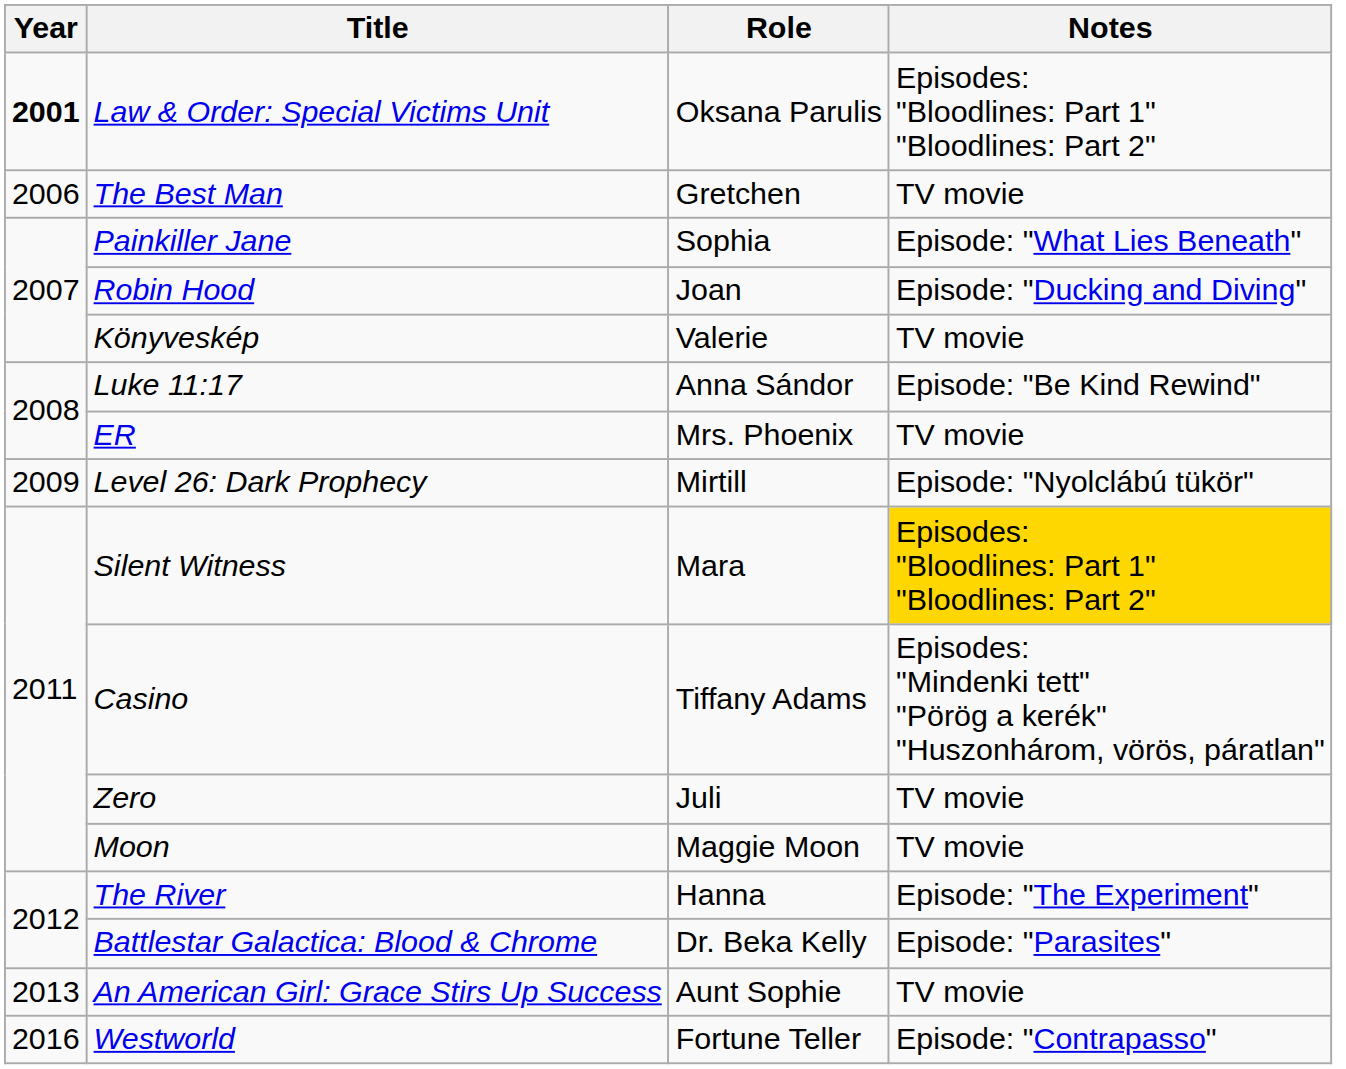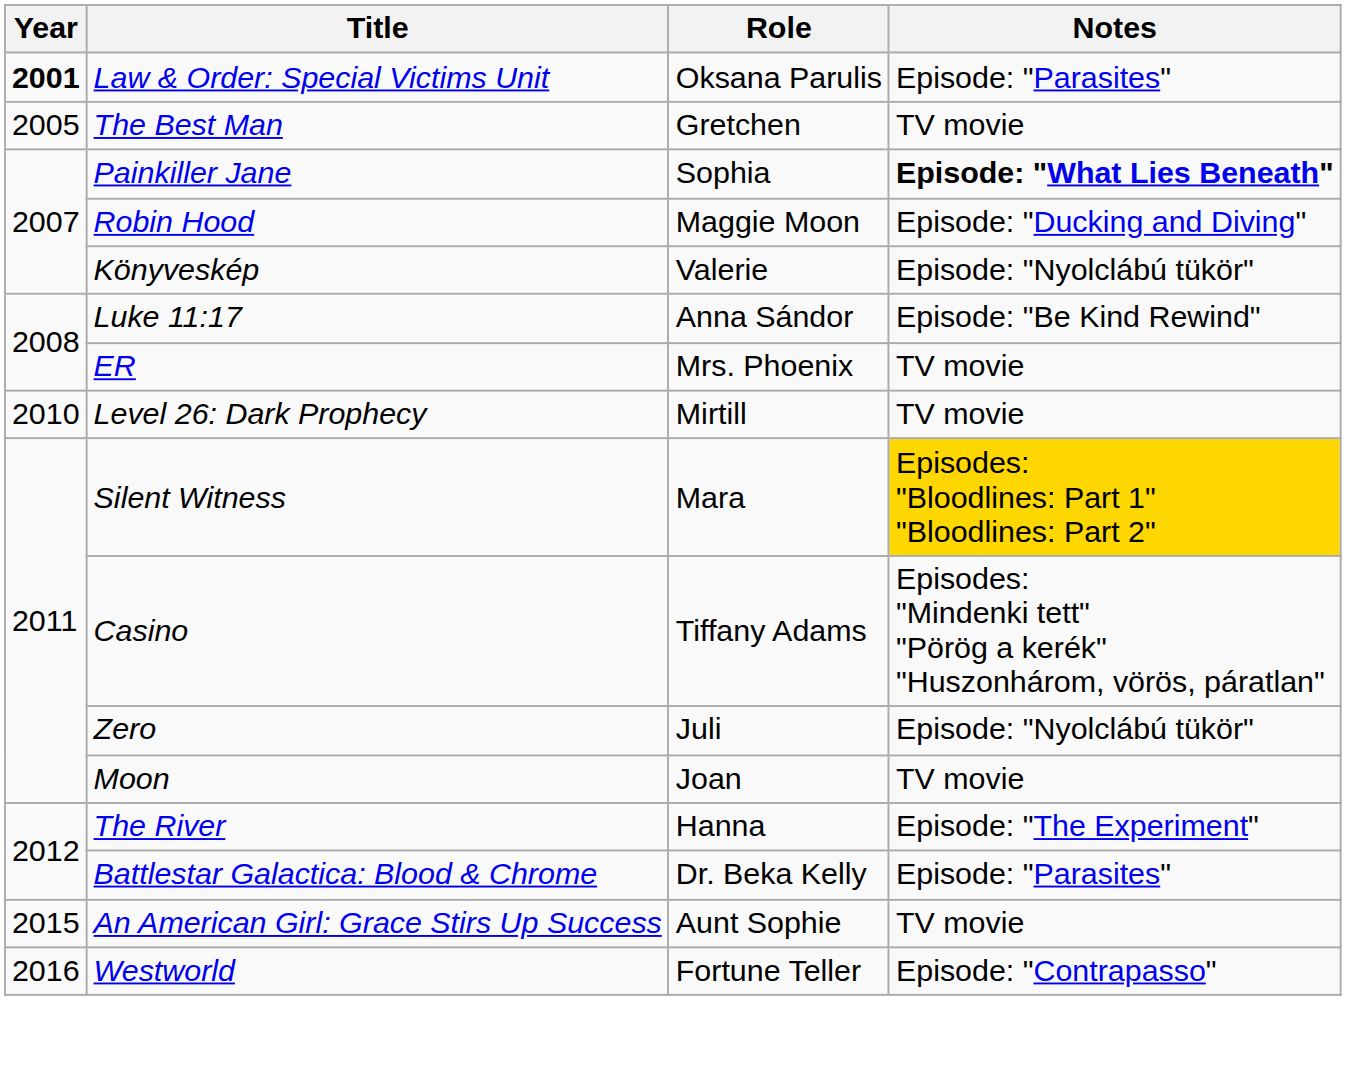(1026, 111) Episodes: "Bloodlines: Part 1" "Bloodlines: Part 2" -> (1034, 76) Episode: "Parasites"
(46, 193) 2006 -> (46, 125) 2005
(1099, 241) normal -> (1115, 173) bold
(709, 289) Joan -> (768, 221) Maggie Moon
(960, 338) TV movie -> (1075, 269) Episode: "Nyolclábú tükör"
(46, 482) 2009 -> (46, 414) 2010
(1075, 482) Episode: "Nyolclábú tükör" -> (960, 414) TV movie
(960, 798) TV movie -> (1075, 729) Episode: "Nyolclábú tükör"
(768, 846) Maggie Moon -> (709, 778) Joan
(46, 991) 2013 -> (46, 922) 2015
